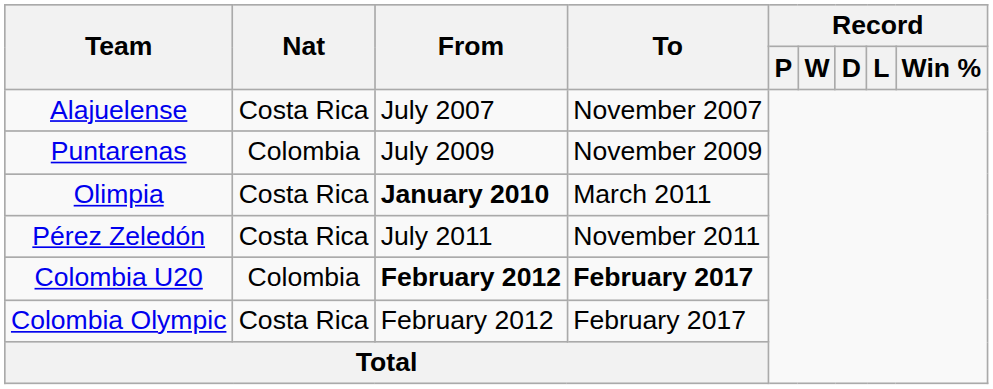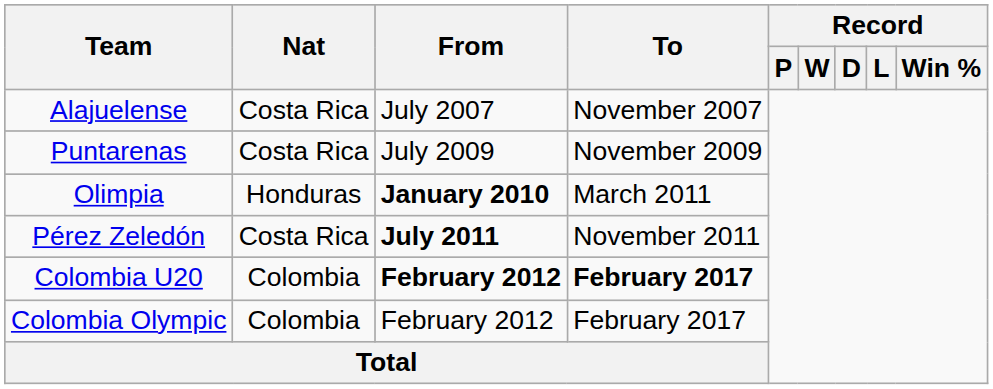(304, 151) Colombia -> (304, 151) Costa Rica
(304, 194) Costa Rica -> (304, 194) Honduras
(437, 236) normal -> (440, 236) bold
(304, 320) Costa Rica -> (304, 320) Colombia
